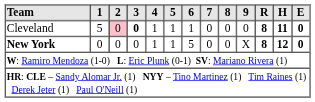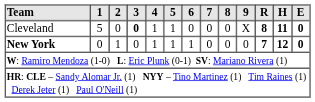(118, 28) pink background -> (118, 28) no background
(191, 28) 1 -> (191, 28) 0
(246, 28) 0 -> (246, 28) X
(118, 44) 0 -> (118, 44) 1
(191, 44) 5 -> (191, 44) 1
(246, 44) X -> (246, 44) 0
(264, 44) 8 -> (264, 44) 7
